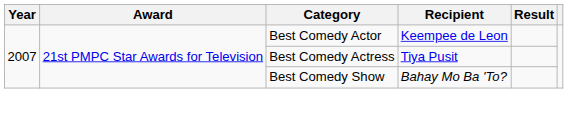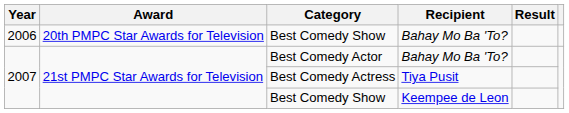+ row: (22, 35)
(454, 35) Keempee de Leon -> (455, 56) Bahay Mo Ba 'To?
(454, 77) Bahay Mo Ba 'To? -> (455, 98) Keempee de Leon
